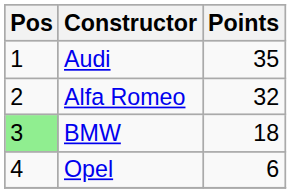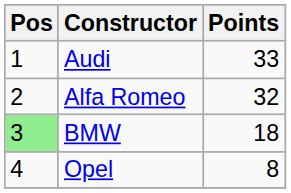(266, 59) 35 -> (266, 59) 33
(273, 169) 6 -> (273, 169) 8
